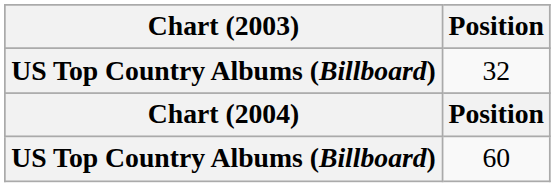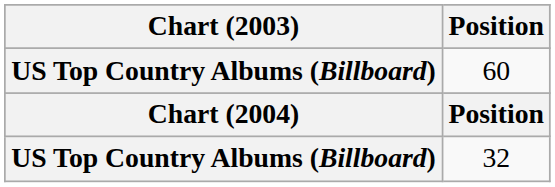rows swapped: (496, 70) <-> (496, 158)
